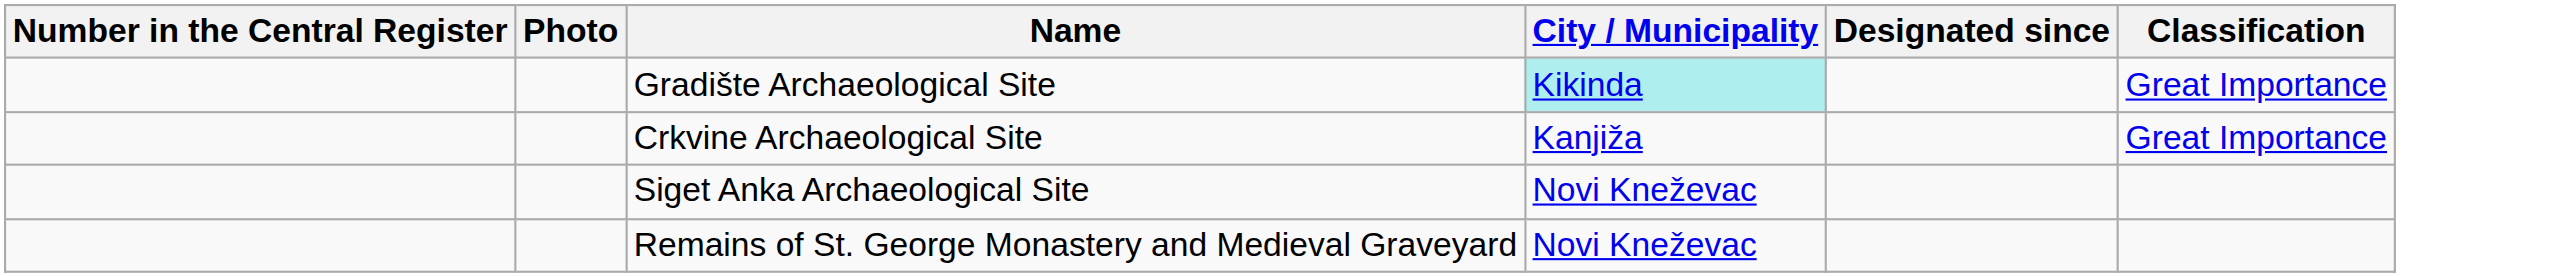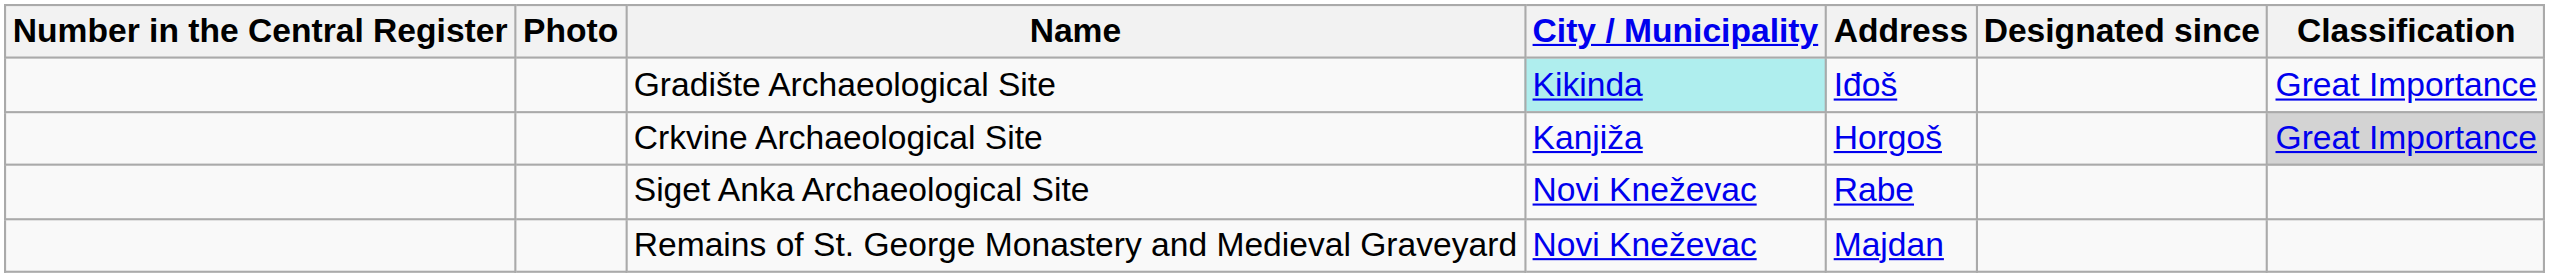+ column: (1901, 31)
(2256, 137) no background -> (2406, 137) lightgrey background
